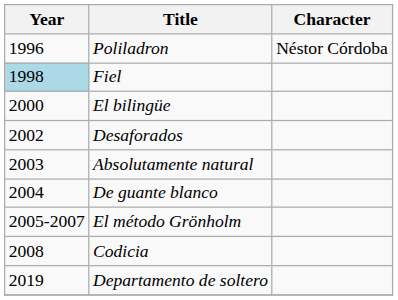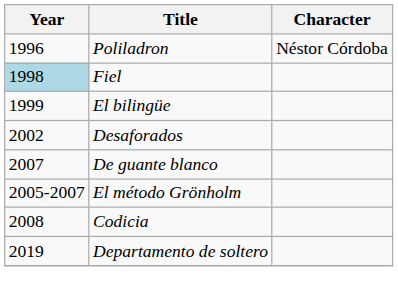(26, 106) 2000 -> (26, 106) 1999
- row: (173, 164)
(26, 193) 2004 -> (26, 164) 2007
